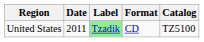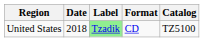(76, 28) 2011 -> (77, 28) 2018
